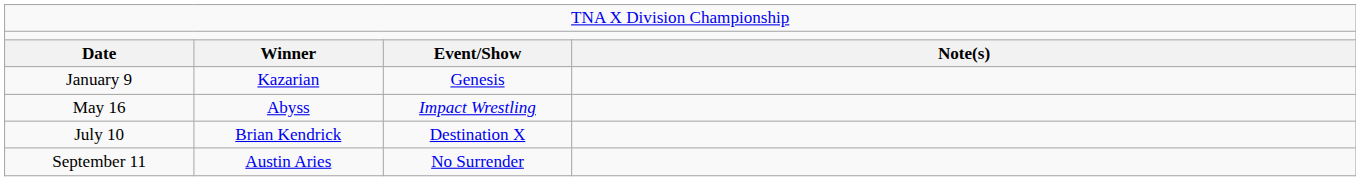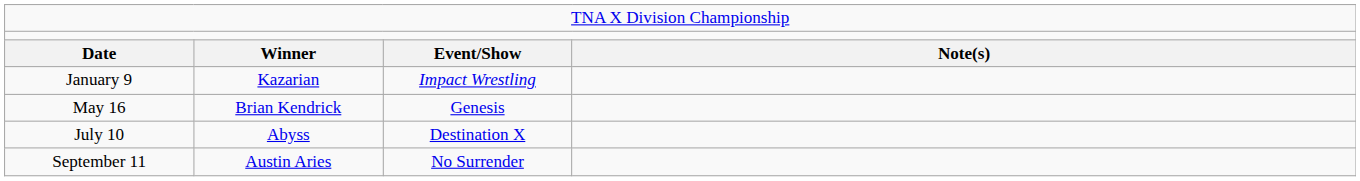(478, 80) Genesis -> (478, 80) Impact Wrestling
(288, 107) Abyss -> (288, 107) Brian Kendrick
(478, 107) Impact Wrestling -> (478, 107) Genesis
(288, 134) Brian Kendrick -> (288, 134) Abyss
